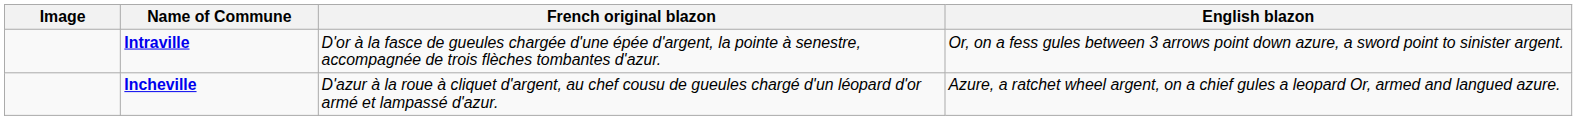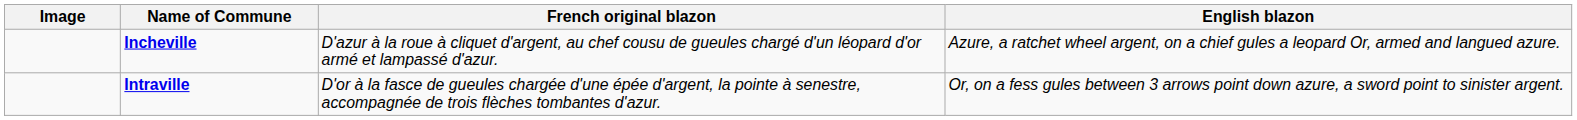rows swapped: (160, 85) <-> (157, 42)
